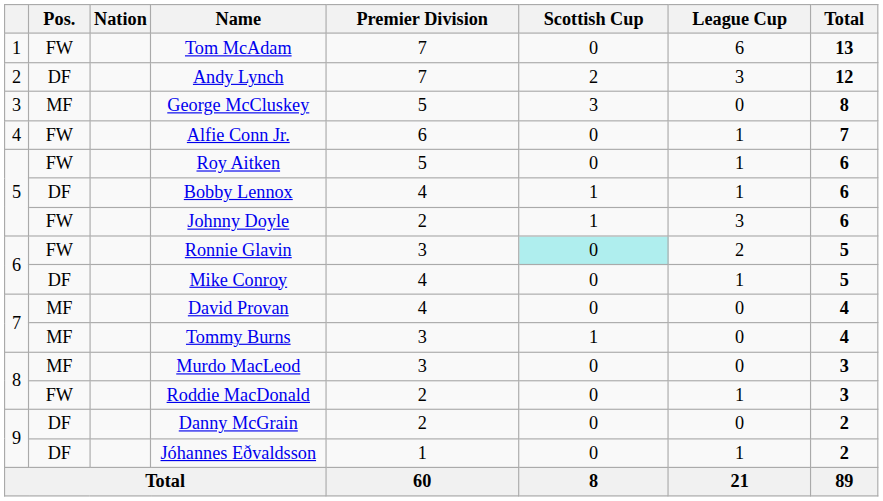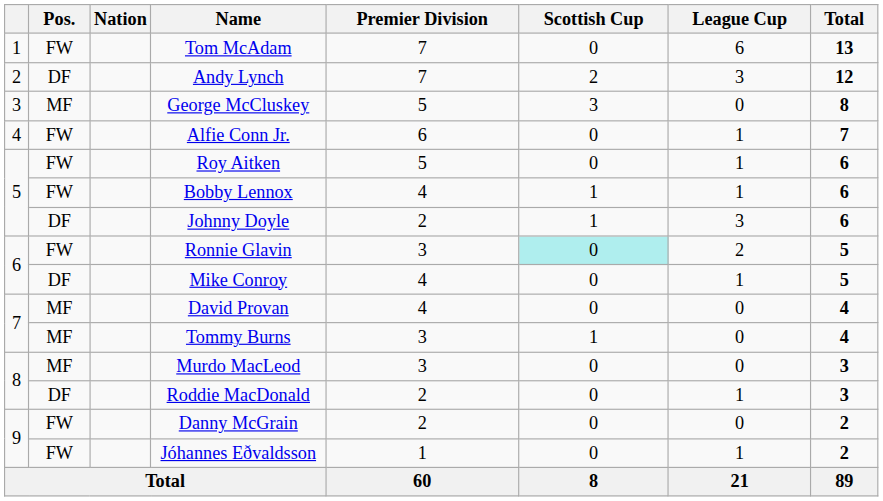(59, 192) DF -> (59, 192) FW
(59, 221) FW -> (59, 221) DF
(59, 395) FW -> (59, 395) DF
(59, 423) DF -> (59, 423) FW
(59, 452) DF -> (59, 452) FW
